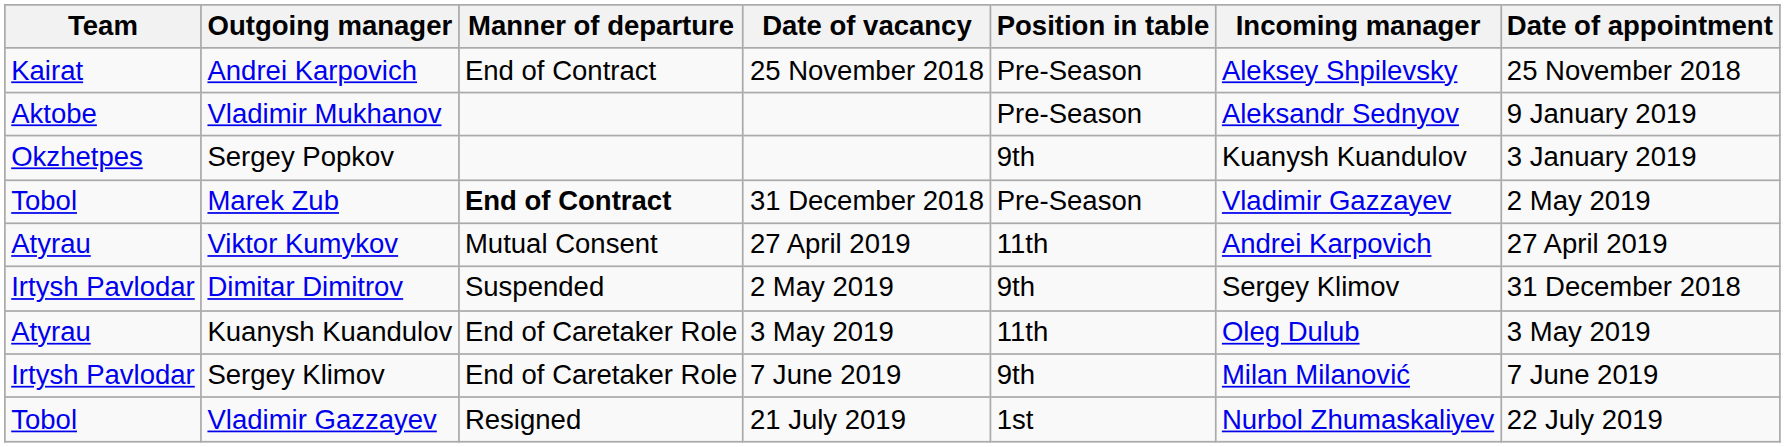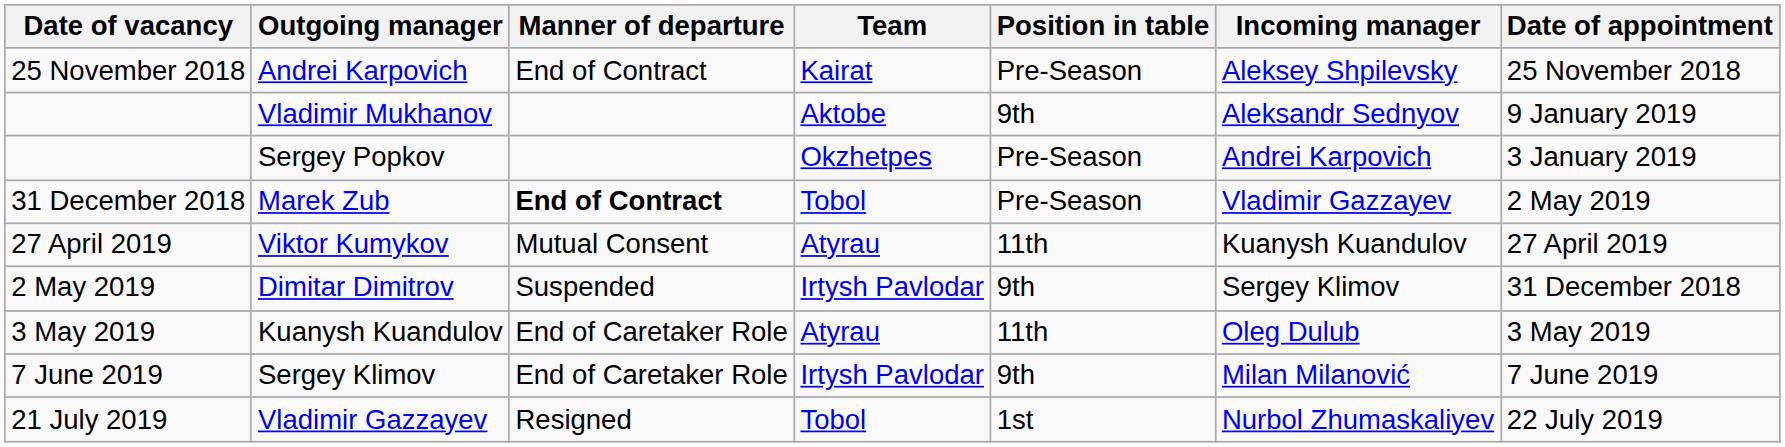columns swapped: (103, 26) <-> (867, 26)
(1069, 113) Pre-Season -> (1016, 113) 9th
(1016, 157) 9th -> (1069, 157) Pre-Season
(1344, 157) Kuanysh Kuandulov -> (1327, 157) Andrei Karpovich
(1327, 244) Andrei Karpovich -> (1344, 244) Kuanysh Kuandulov
